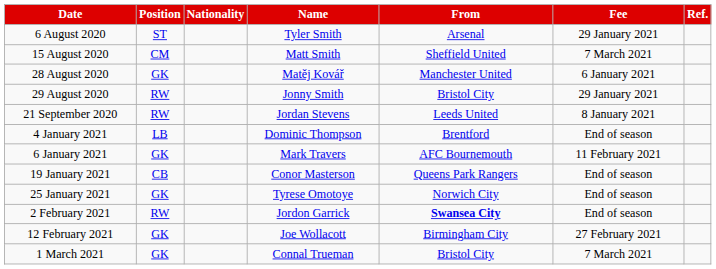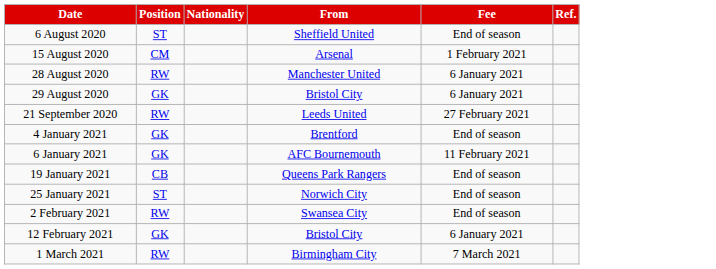- column: (313, 14)
(466, 34) Arsenal -> (334, 34) Sheffield United
(618, 34) 29 January 2021 -> (487, 34) End of season
(466, 54) Sheffield United -> (334, 54) Arsenal
(618, 54) 7 March 2021 -> (487, 54) 1 February 2021
(160, 74) GK -> (160, 74) RW
(160, 94) RW -> (160, 94) GK
(618, 94) 29 January 2021 -> (487, 94) 6 January 2021
(618, 114) 8 January 2021 -> (487, 114) 27 February 2021
(160, 134) LB -> (160, 134) GK
(160, 194) GK -> (160, 194) ST
(466, 214) bold -> (334, 214) normal
(466, 234) Birmingham City -> (334, 234) Bristol City
(618, 234) 27 February 2021 -> (487, 234) 6 January 2021
(160, 254) GK -> (160, 254) RW
(466, 254) Bristol City -> (334, 254) Birmingham City
